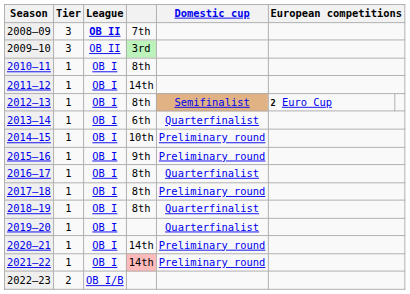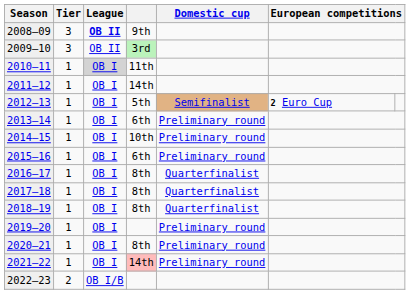(141, 32) 7th -> (141, 32) 9th
(105, 67) no background -> (105, 67) lightgrey background
(141, 67) 8th -> (141, 67) 11th
(141, 103) 8th -> (141, 103) 5th
(212, 121) Quarterfinalist -> (212, 121) Preliminary round
(141, 156) 9th -> (141, 156) 6th
(212, 192) Preliminary round -> (212, 192) Quarterfinalist
(212, 227) Quarterfinalist -> (212, 227) Preliminary round
(141, 245) 14th -> (141, 245) 8th
